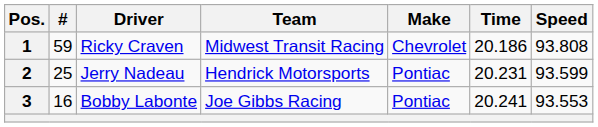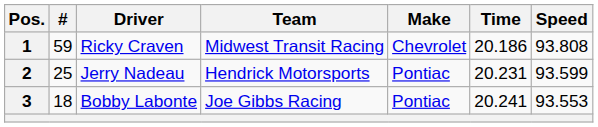(63, 101) 16 -> (63, 101) 18
